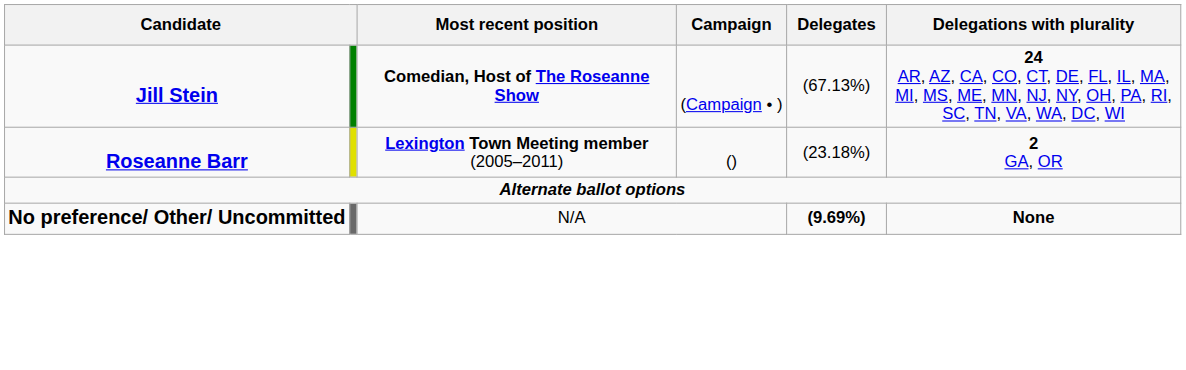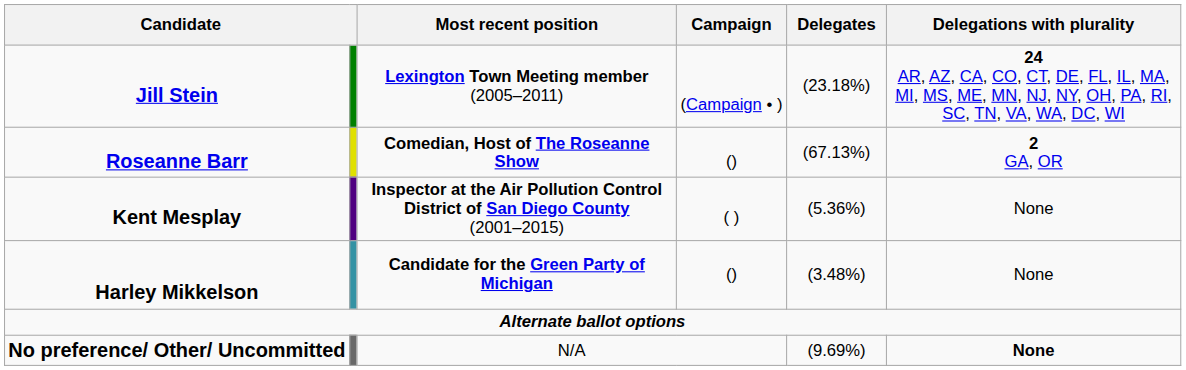(517, 86) Comedian, Host of The Roseanne Show -> (517, 86) Lexington Town Meeting member (2005–2011)
(837, 86) (67.13%) -> (837, 86) (23.18%)
(517, 152) Lexington Town Meeting member (2005–2011) -> (517, 152) Comedian, Host of The Roseanne Show
(837, 152) (23.18%) -> (837, 152) (67.13%)
+ row: (177, 218)
+ row: (177, 293)
(837, 218) bold -> (837, 350) normal
